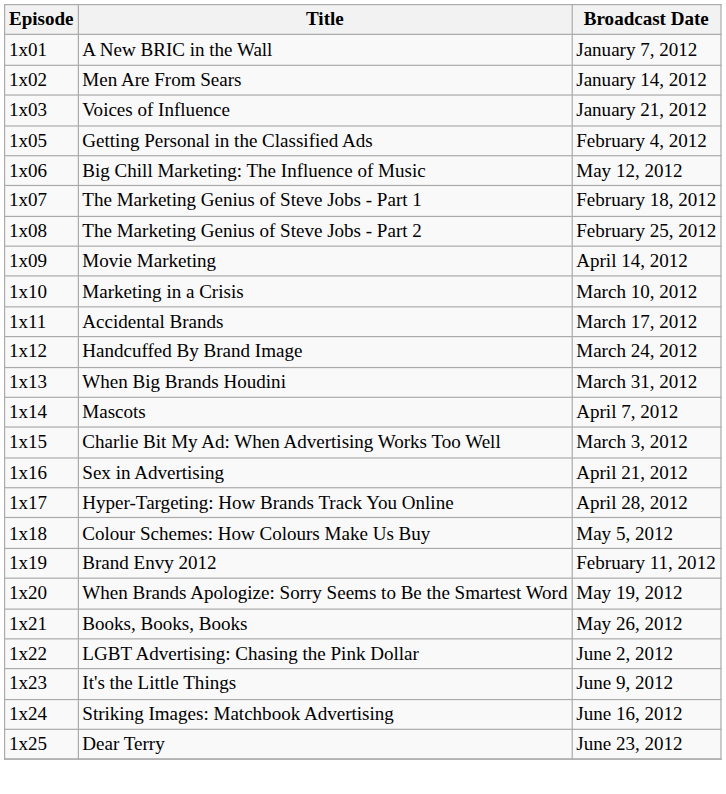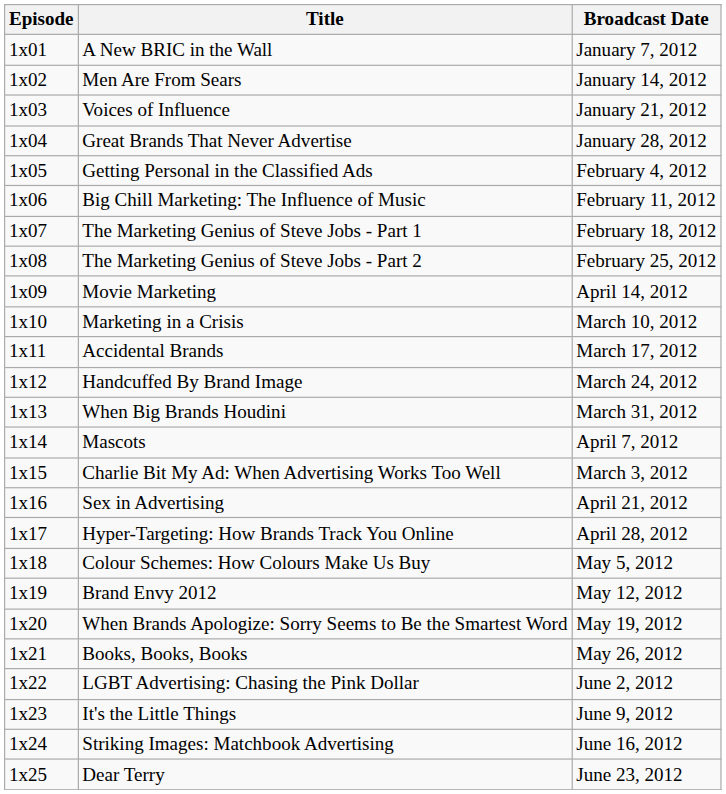+ row: (217, 140)
(629, 170) May 12, 2012 -> (646, 200) February 11, 2012
(646, 563) February 11, 2012 -> (629, 593) May 12, 2012
